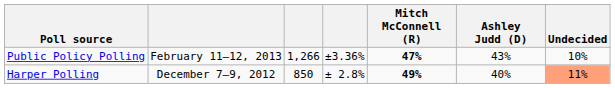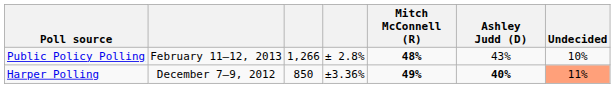(345, 56) ±3.36% -> (345, 56) ± 2.8%
(412, 56) 47% -> (412, 56) 48%
(345, 74) ± 2.8% -> (345, 74) ±3.36%
(501, 74) normal -> (501, 74) bold
